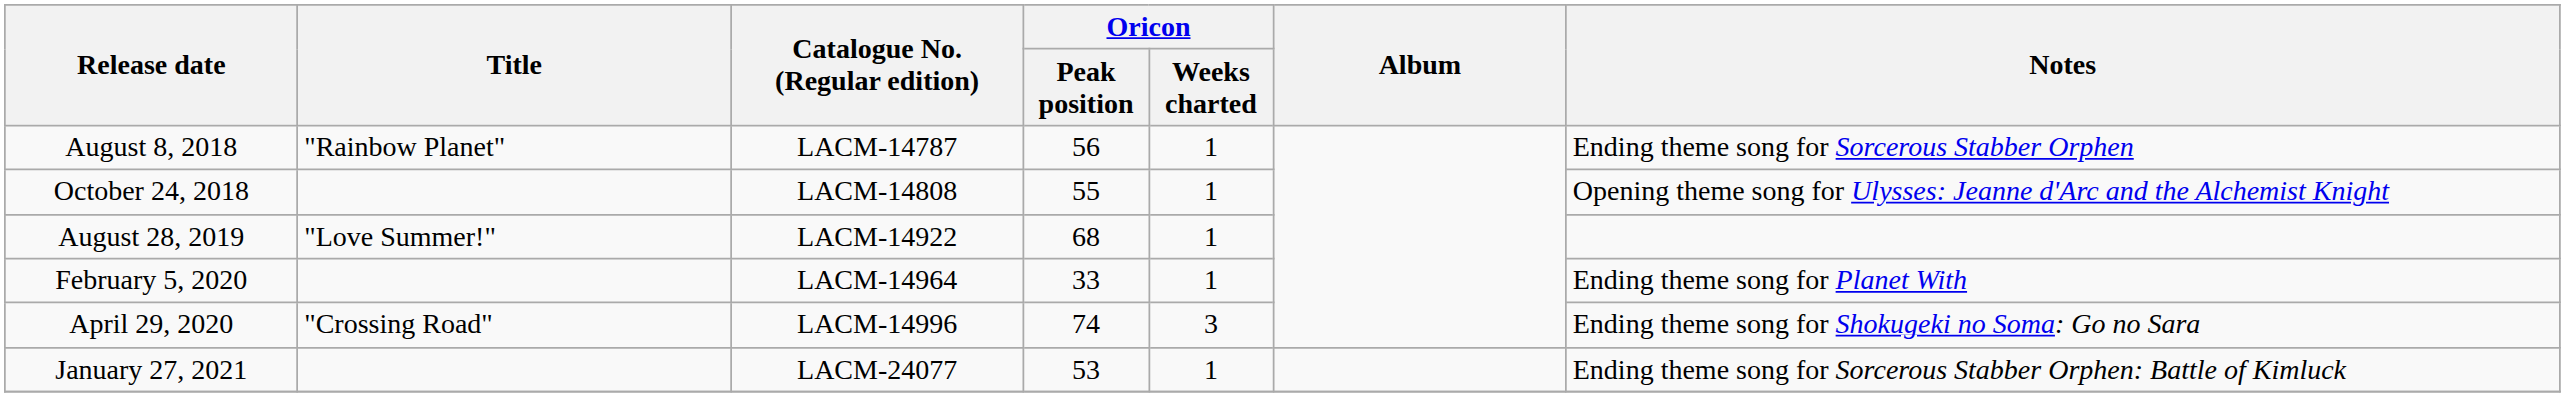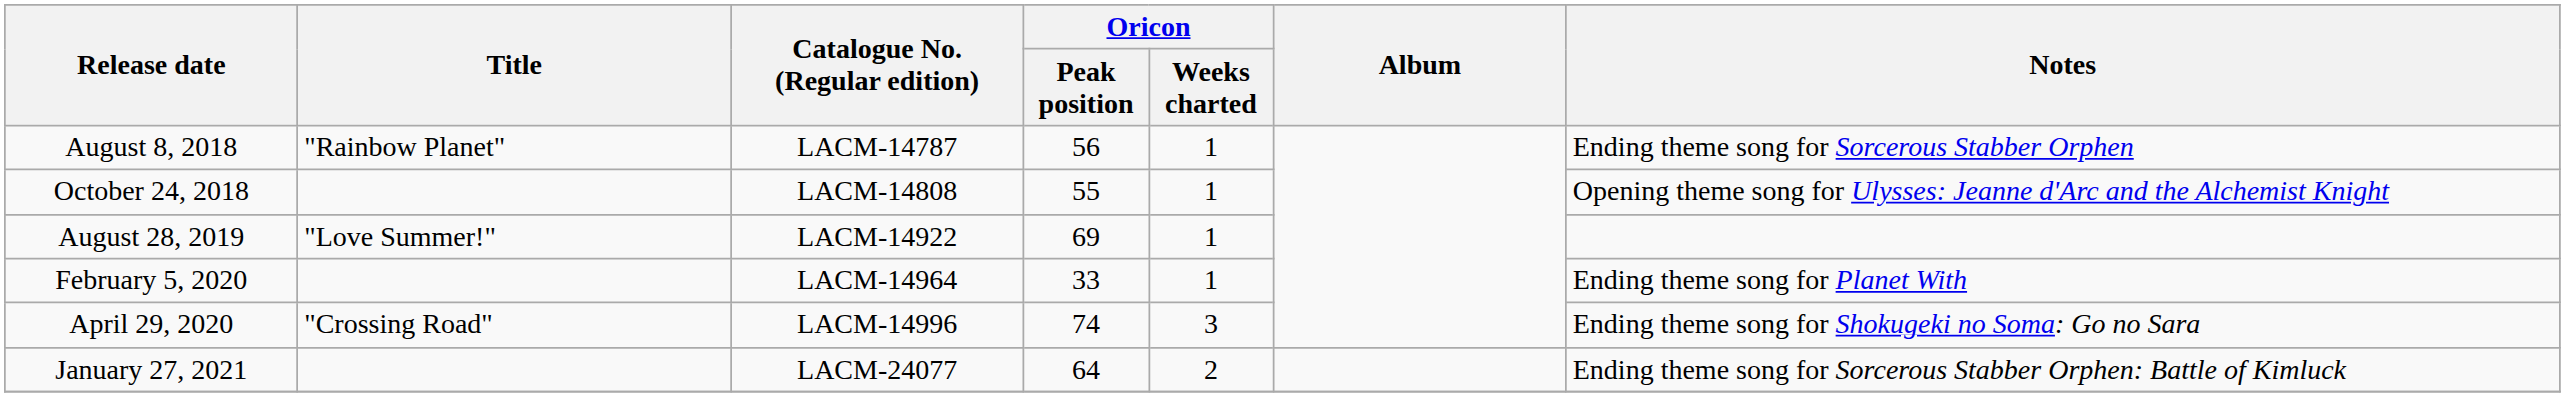(1086, 235) 68 -> (1086, 235) 69
(1086, 369) 53 -> (1086, 369) 64
(1211, 369) 1 -> (1211, 369) 2
